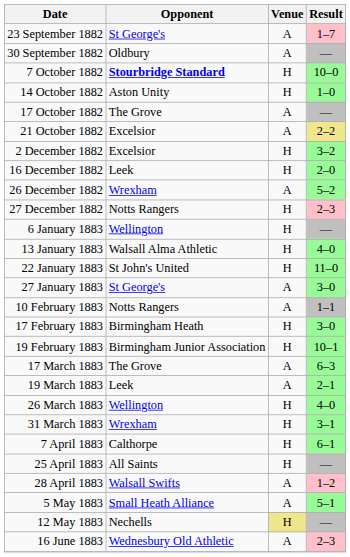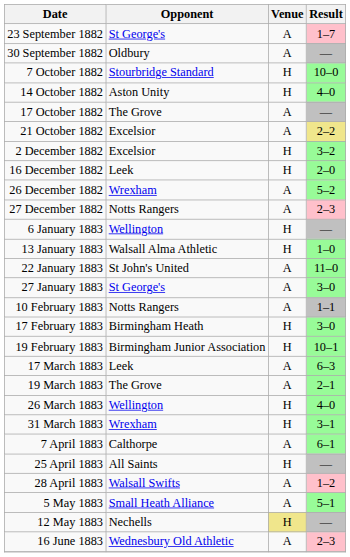(167, 72) bold -> (161, 72) normal
(326, 92) 1–0 -> (326, 92) 4–0
(287, 209) H -> (287, 209) A
(326, 248) 4–0 -> (326, 248) 1–0
(287, 268) H -> (287, 268) A
(135, 365) The Grove -> (121, 365) Leek
(121, 385) Leek -> (135, 385) The Grove
(287, 444) H -> (287, 444) A
